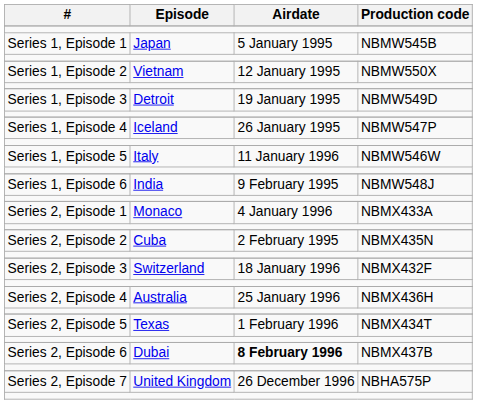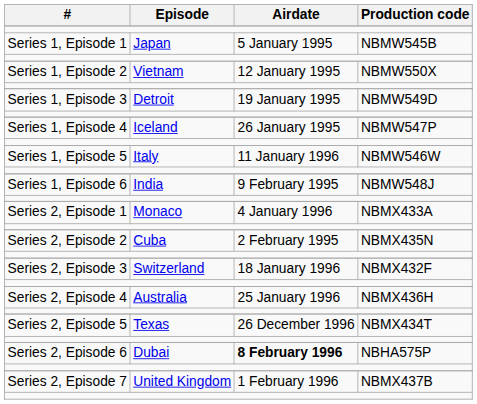(288, 325) 1 February 1996 -> (296, 325) 26 December 1996
(397, 353) NBMX437B -> (396, 353) NBHA575P
(296, 381) 26 December 1996 -> (288, 381) 1 February 1996
(396, 381) NBHA575P -> (397, 381) NBMX437B
